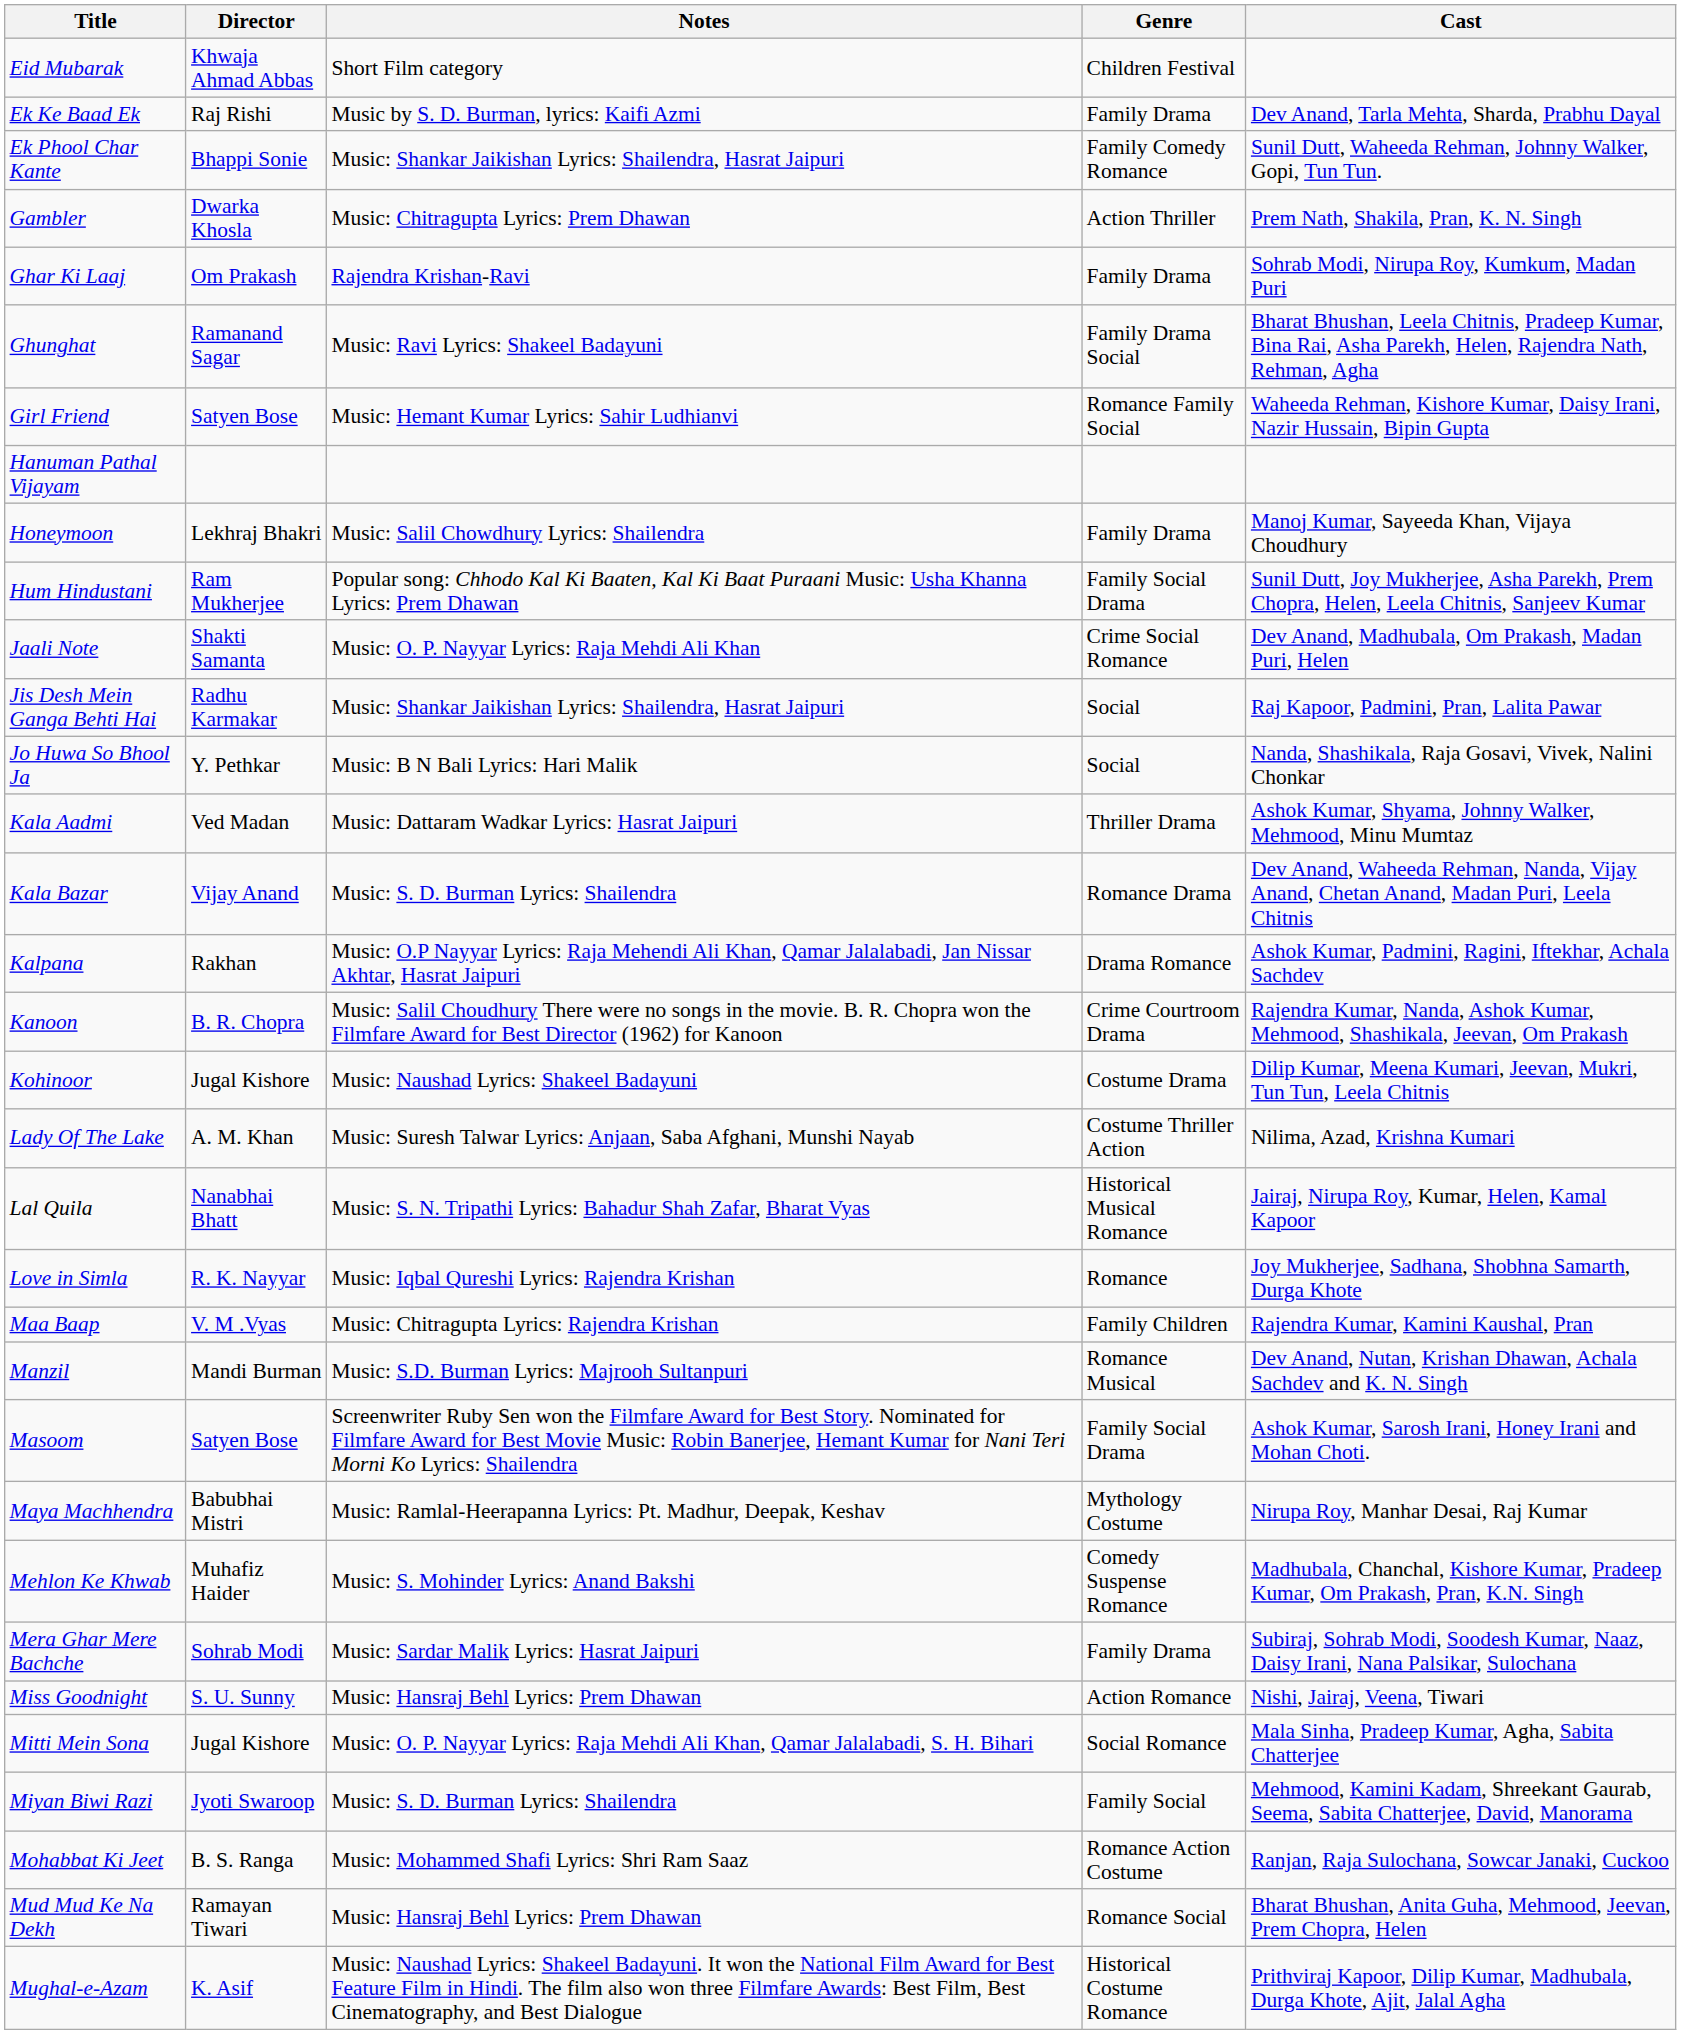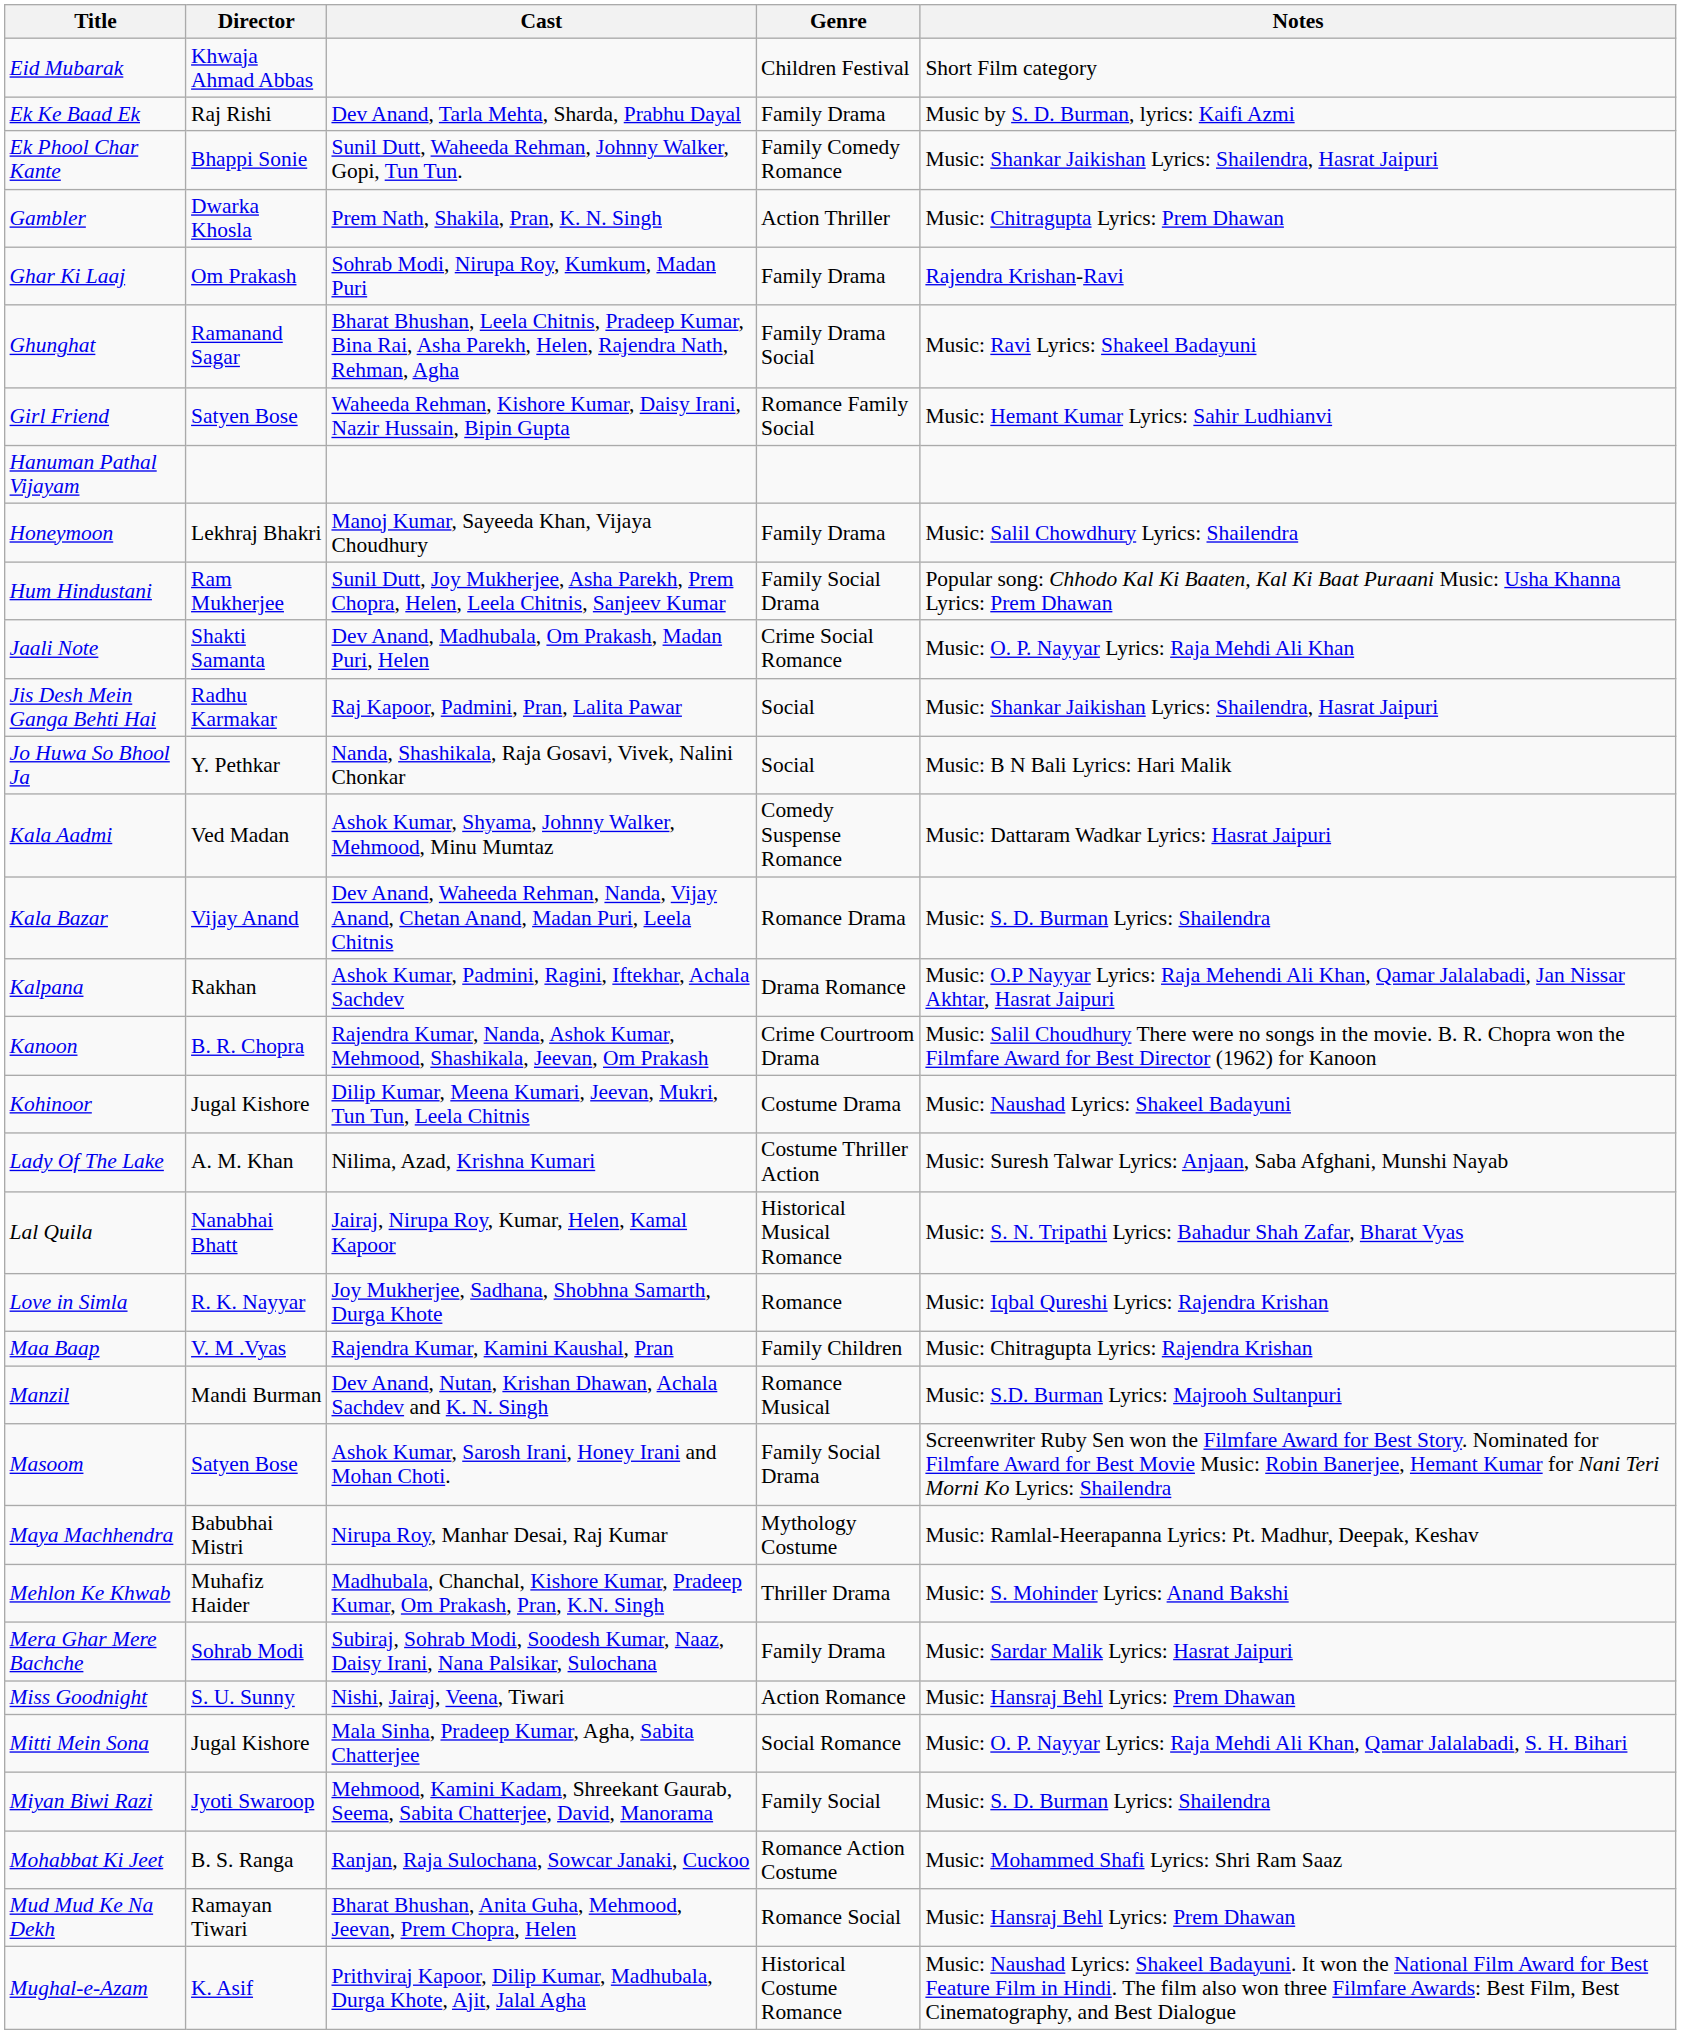columns swapped: (1461, 21) <-> (704, 21)
(1151, 823) Thriller Drama -> (802, 835) Comedy Suspense Romance
(1127, 1580) Comedy Suspense Romance -> (826, 1592) Thriller Drama
